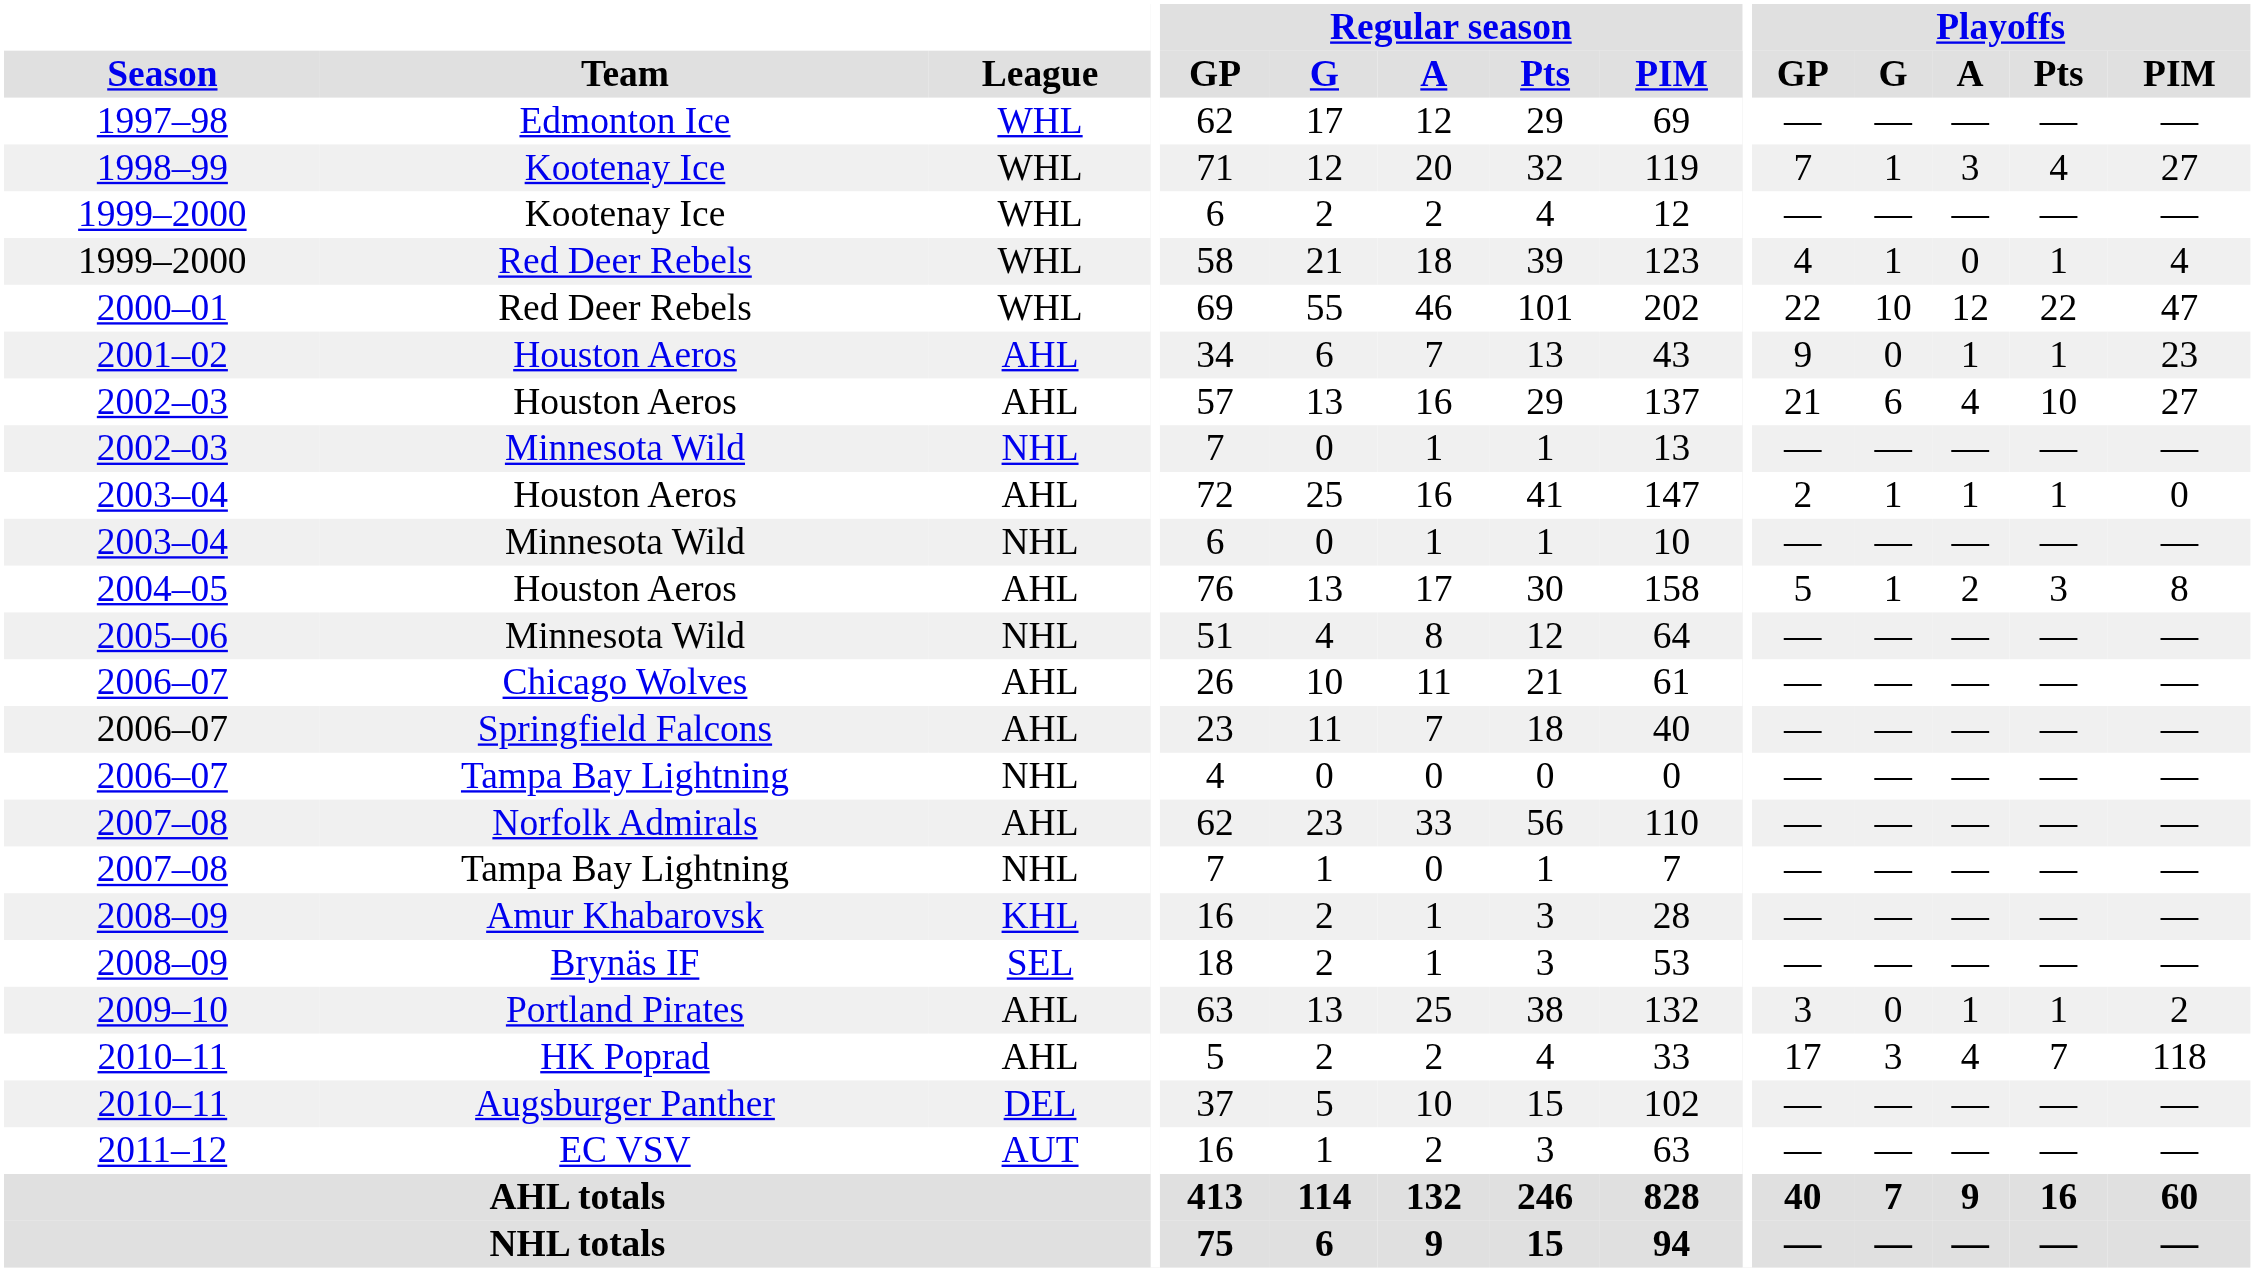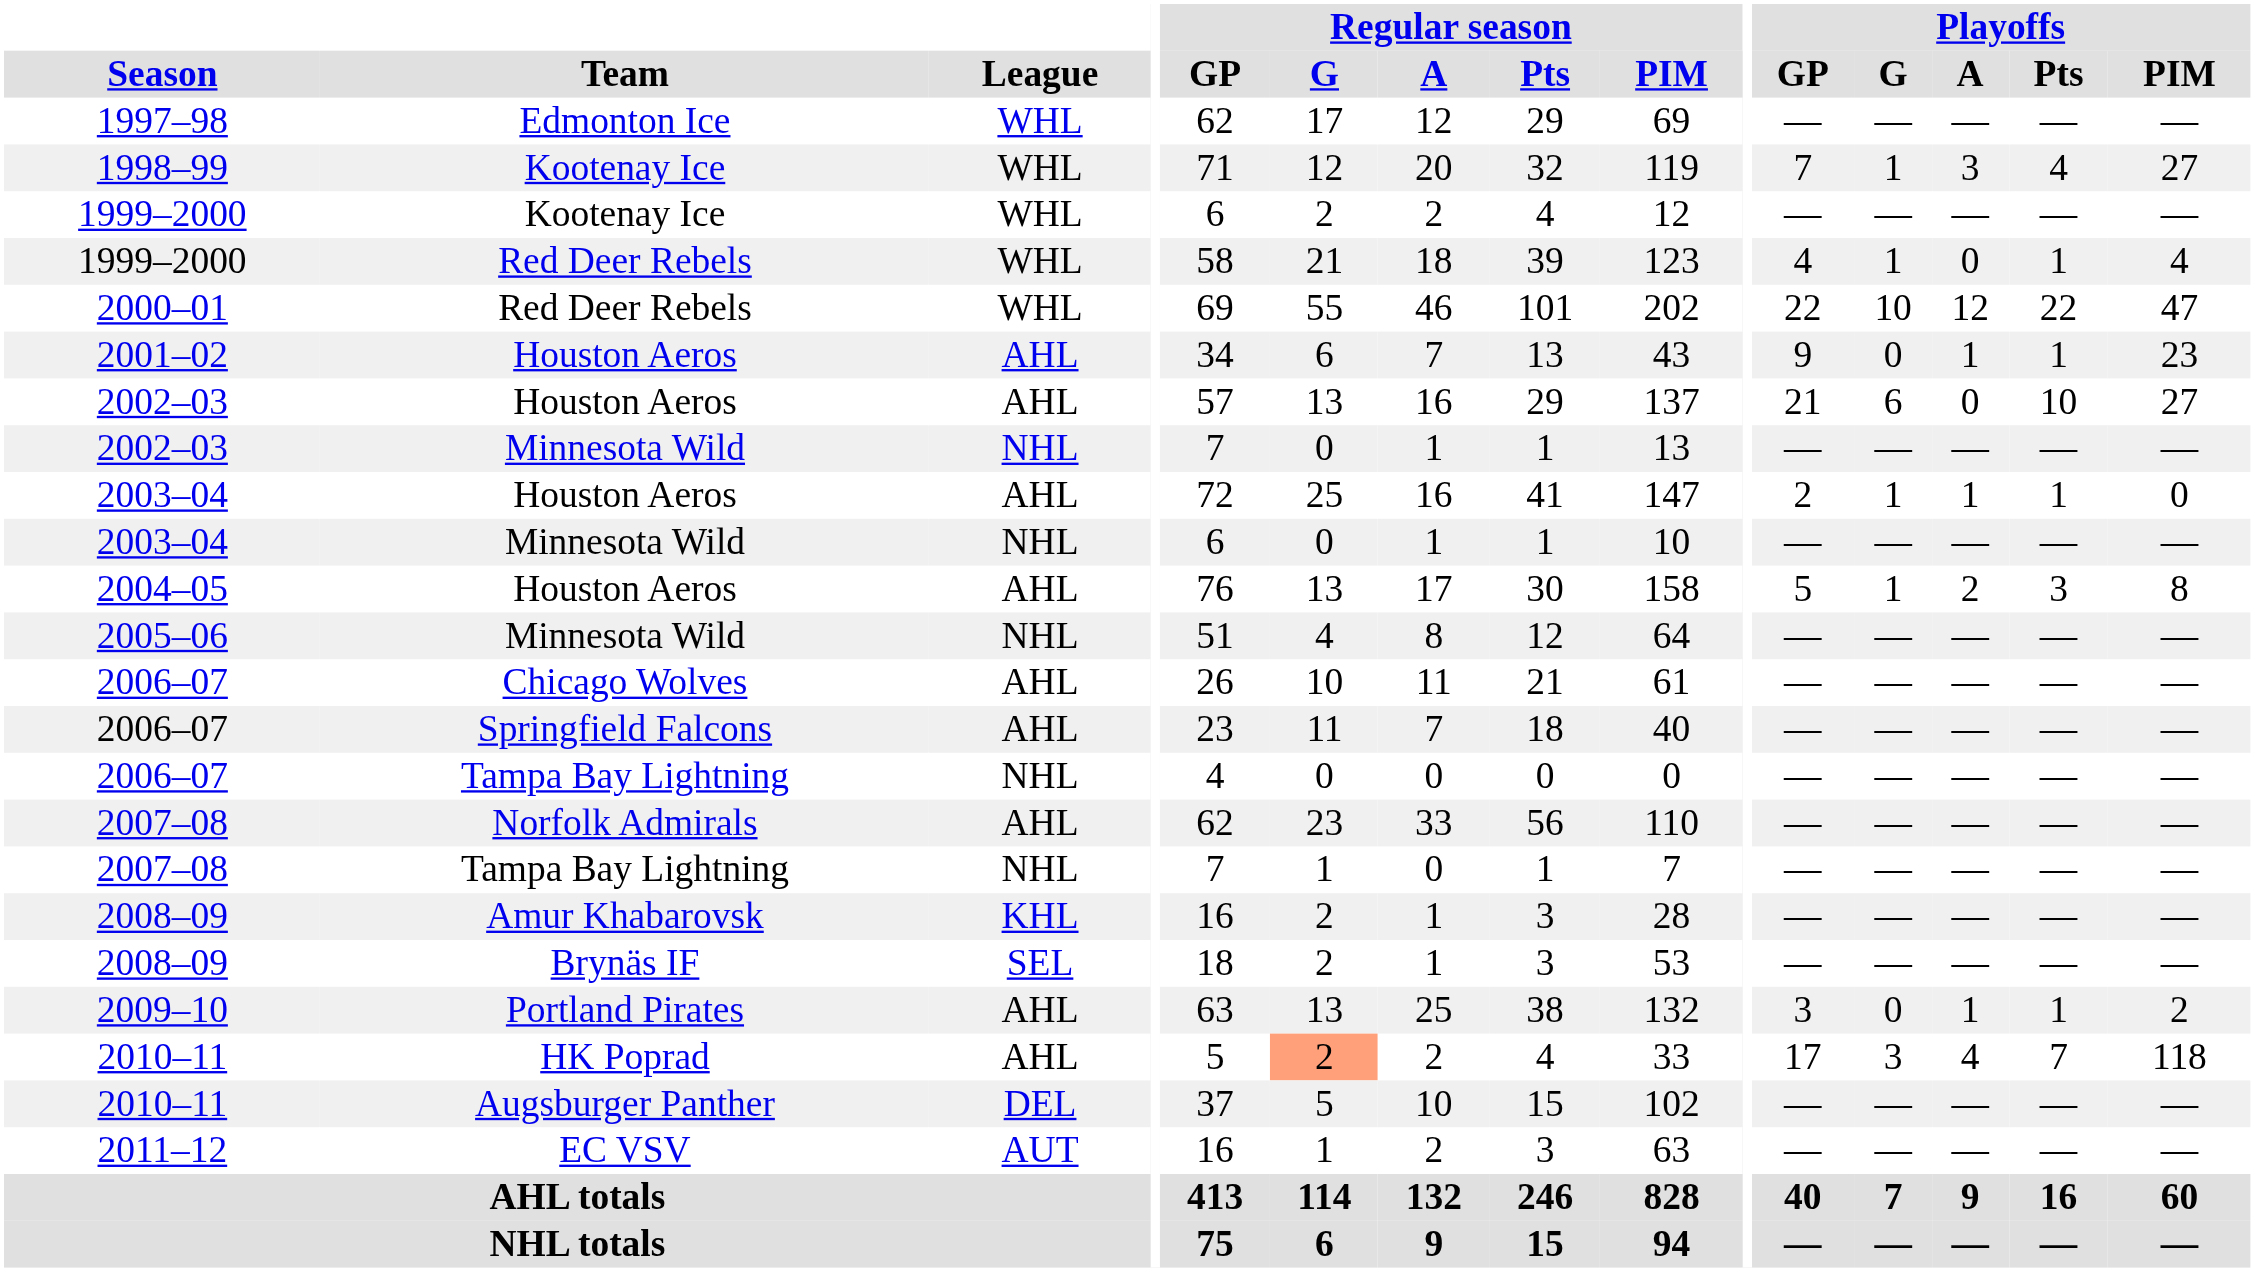(1970, 401) 4 -> (1970, 401) 0
(1324, 1056) no background -> (1324, 1056) lightsalmon background
